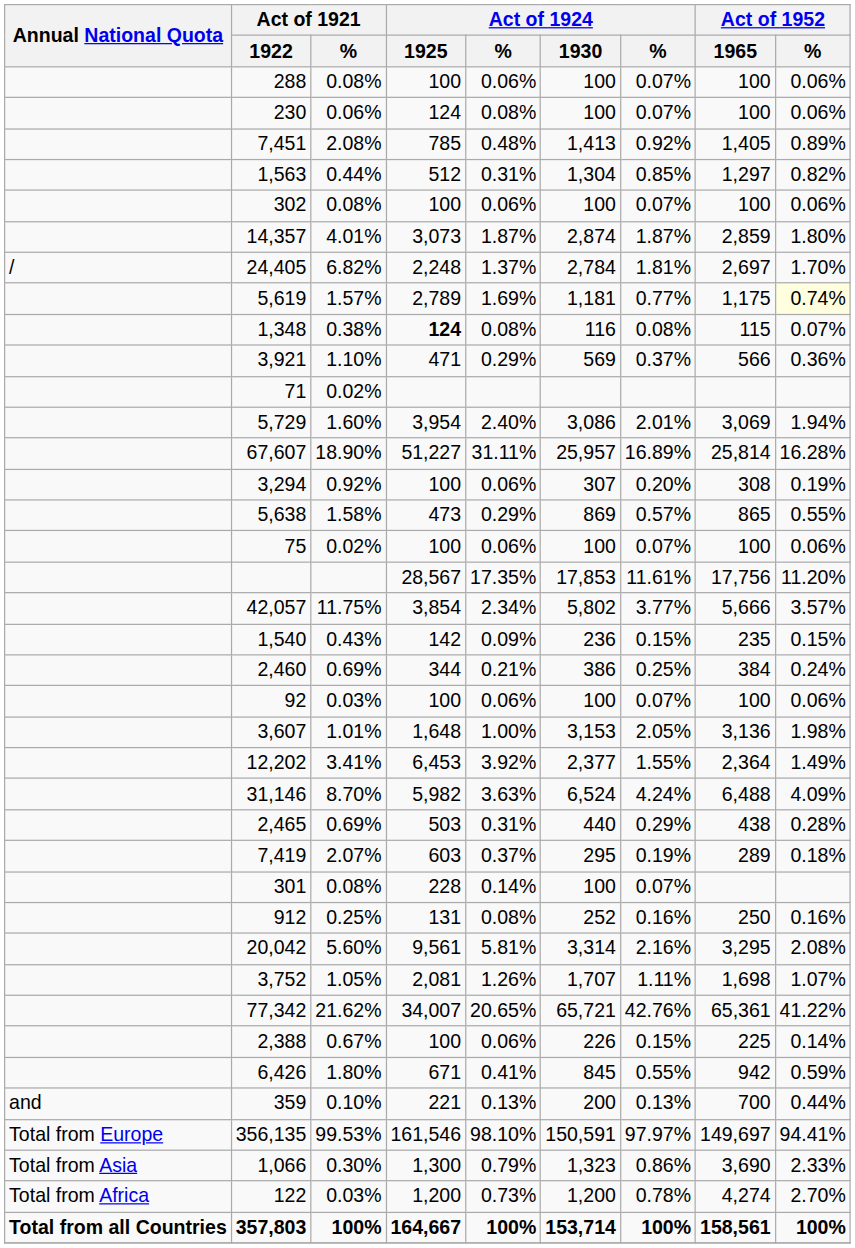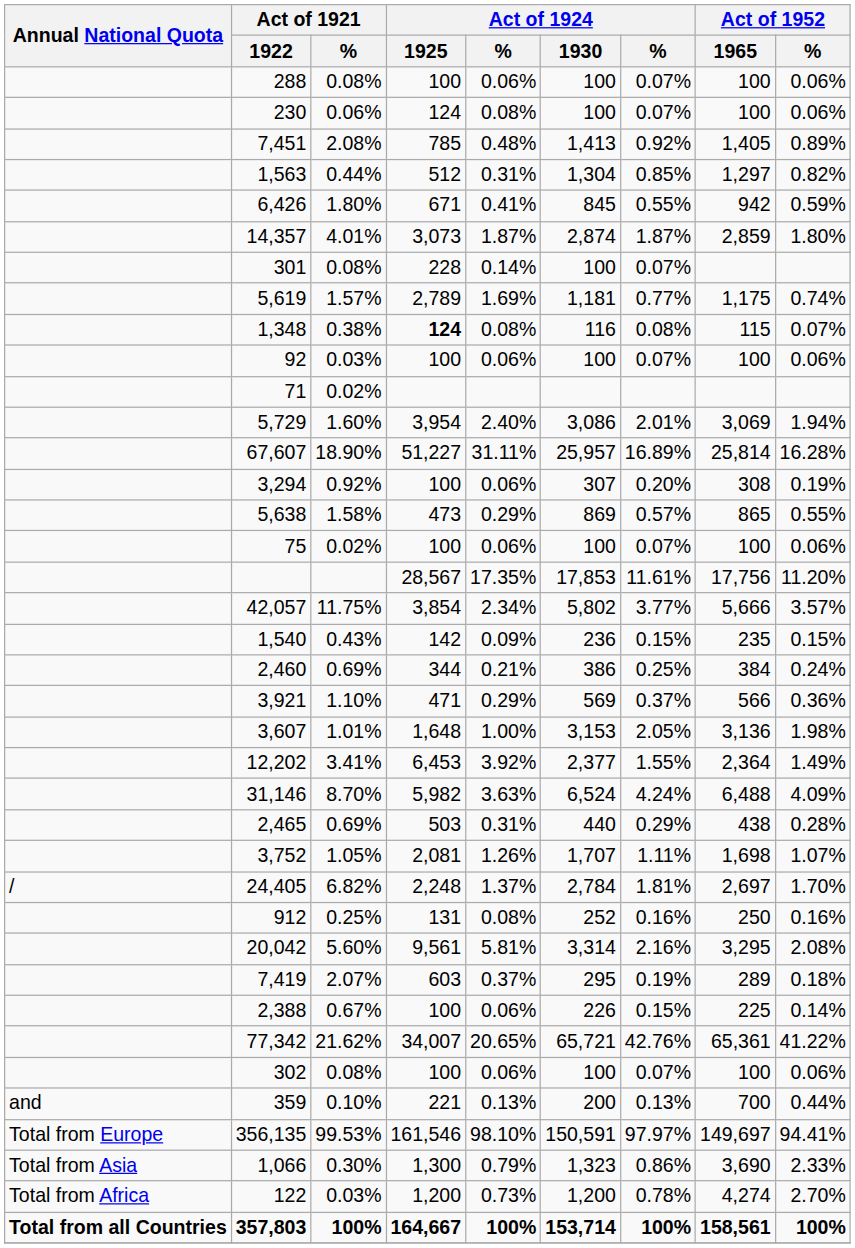rows swapped: (290, 205) <-> (282, 1072)
rows swapped: (290, 886) <-> (276, 267)
(818, 298) lightyellow background -> (818, 298) no background
rows swapped: (282, 360) <-> (295, 701)
rows swapped: (282, 855) <-> (282, 979)
rows swapped: (282, 1041) <-> (276, 1010)
